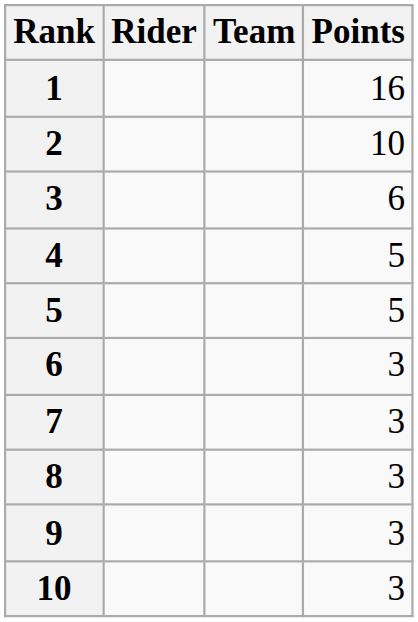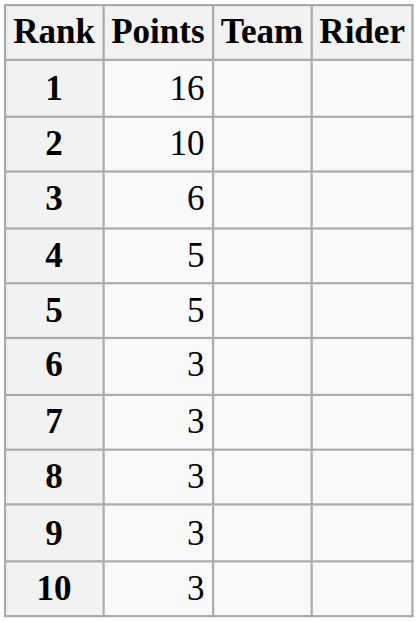columns swapped: (154, 32) <-> (358, 32)
